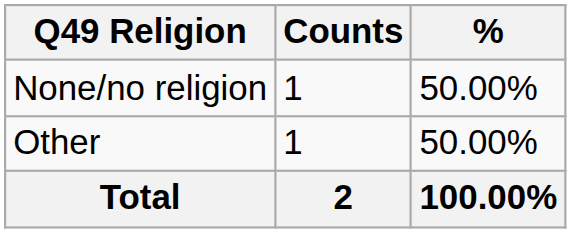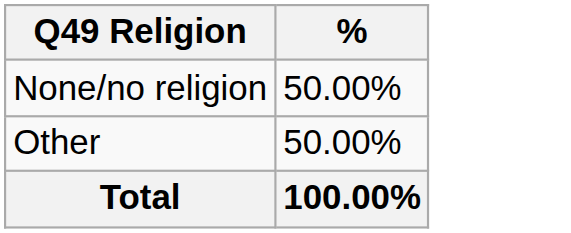- column: (343, 32)
